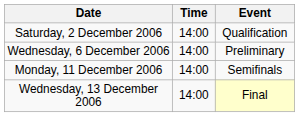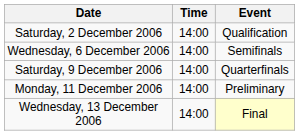(255, 51) Preliminary -> (255, 51) Semifinals
+ row: (88, 70)
(255, 70) Semifinals -> (255, 88) Preliminary
